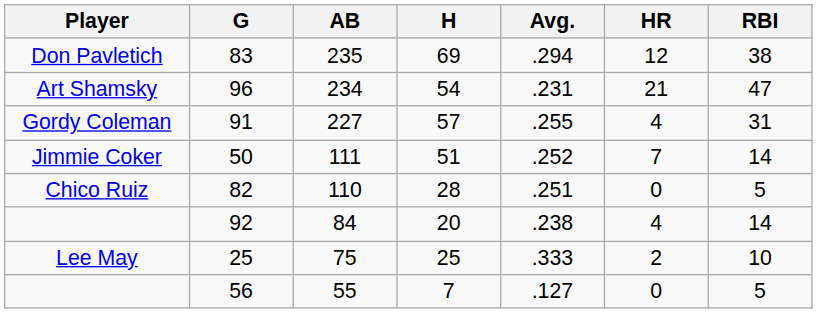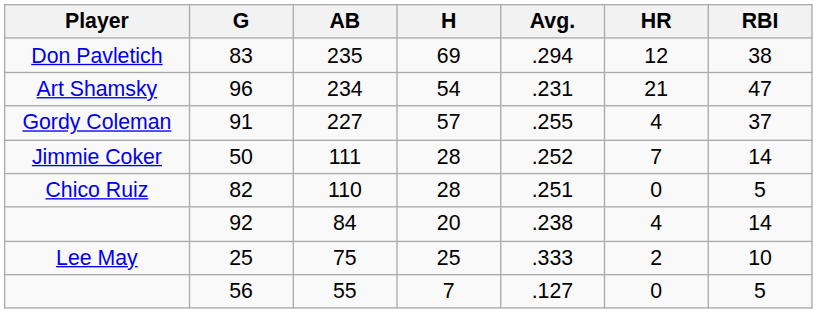(760, 122) 31 -> (760, 122) 37
(449, 156) 51 -> (449, 156) 28
